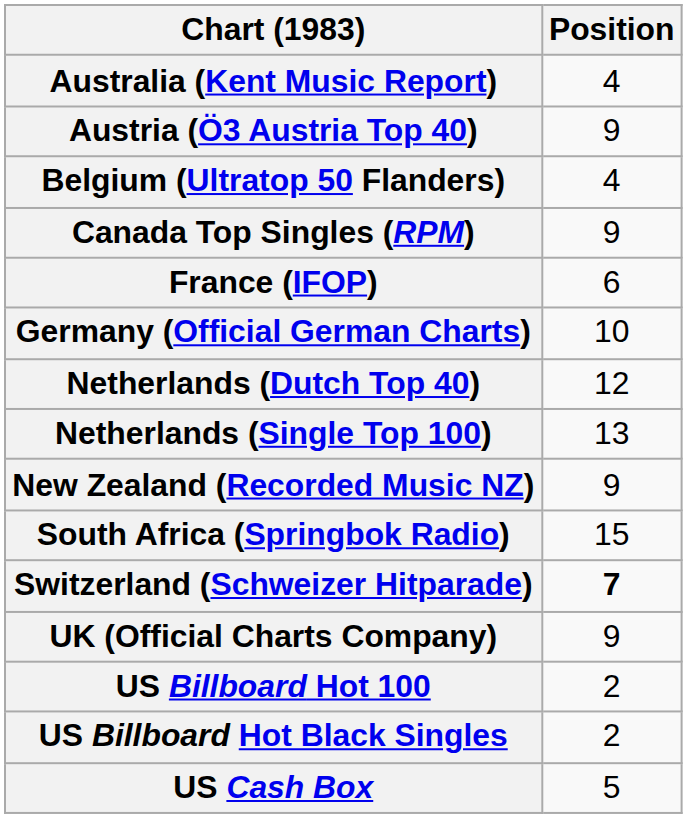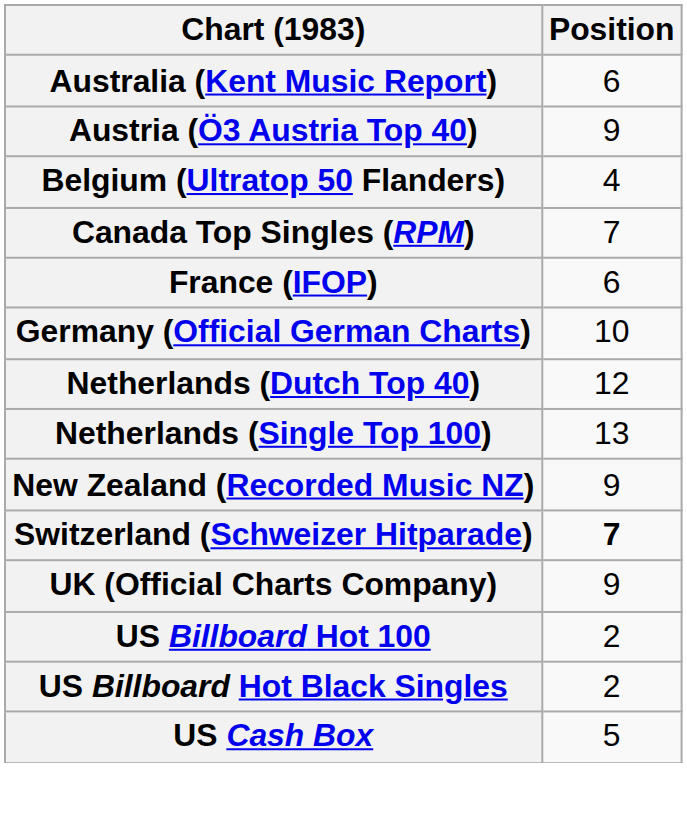(612, 80) 4 -> (612, 80) 6
(612, 231) 9 -> (612, 231) 7
- row: (273, 534)
